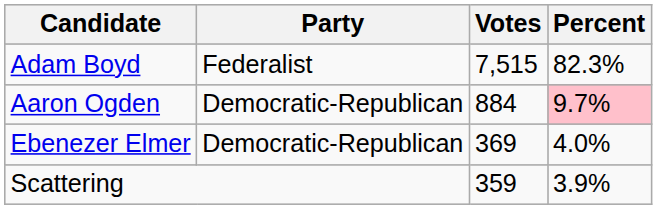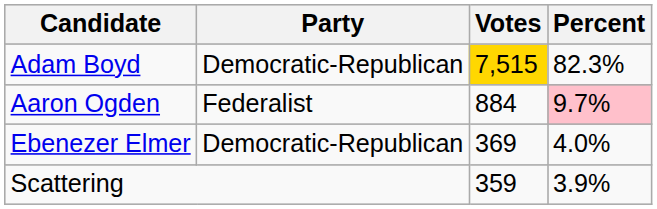(257, 64) Federalist -> (333, 64) Democratic-Republican
(506, 64) no background -> (506, 64) gold background
(333, 104) Democratic-Republican -> (257, 104) Federalist
